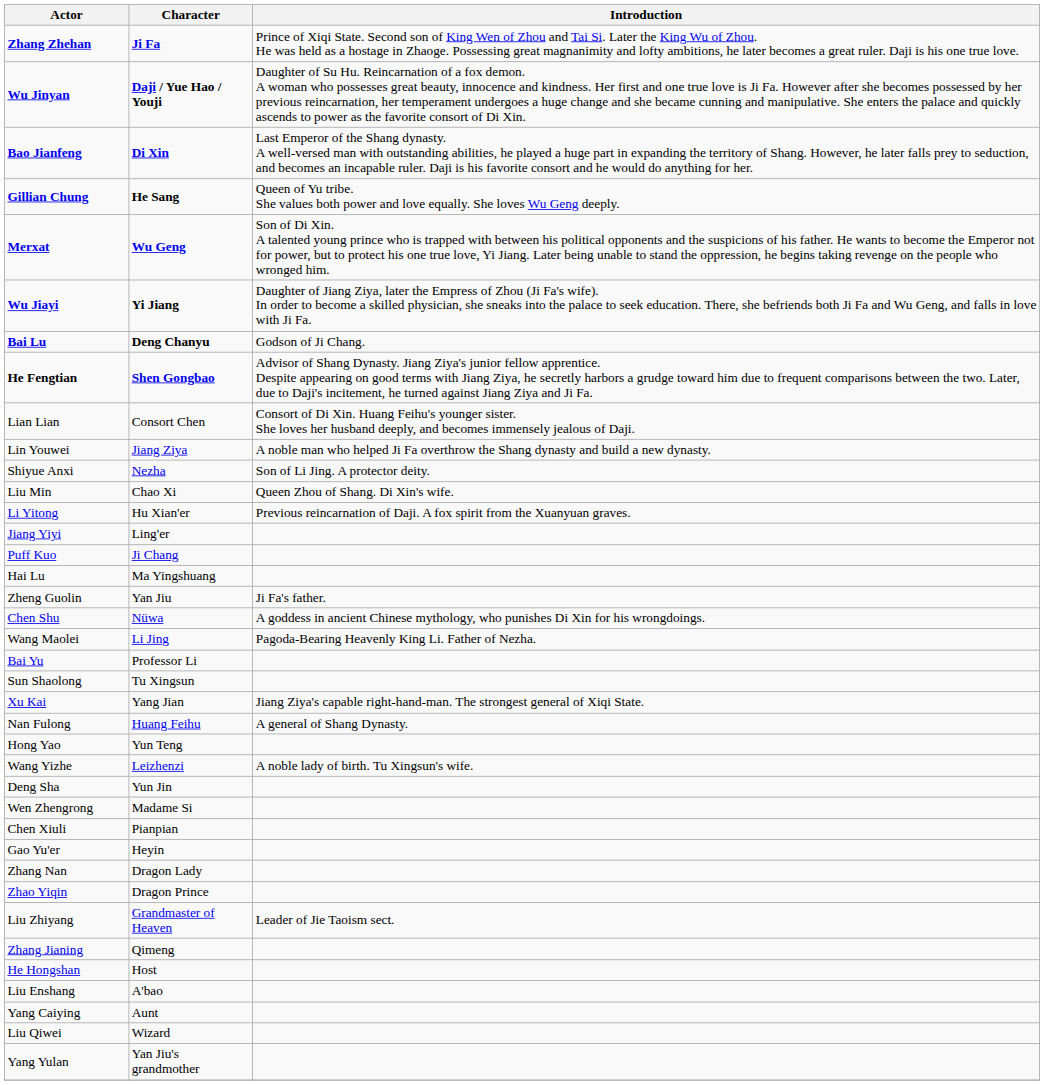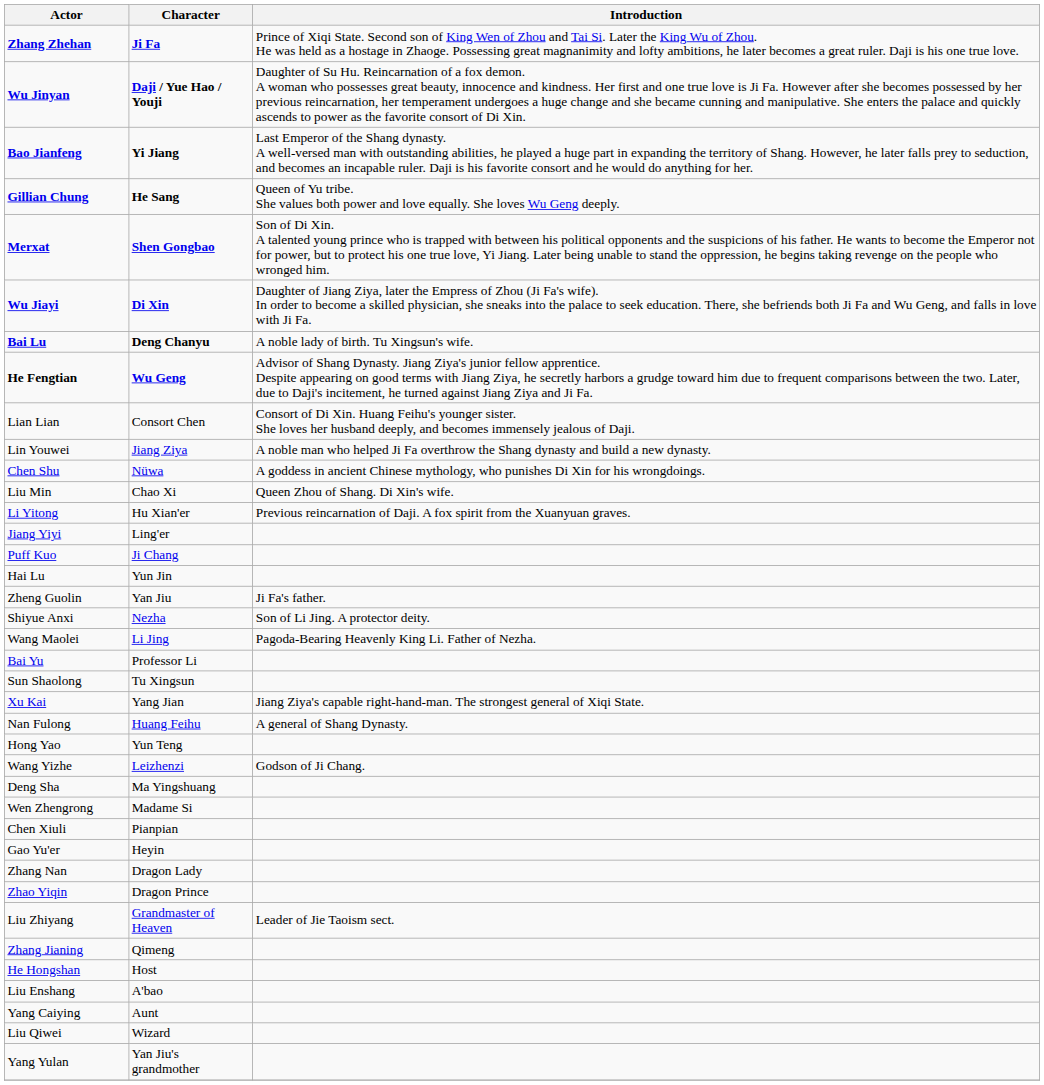(150, 152) Di Xin -> (155, 152) Yi Jiang
(159, 247) Wu Geng -> (173, 247) Shen Gongbao
(155, 305) Yi Jiang -> (150, 305) Di Xin
(310, 341) Godson of Ji Chang. -> (365, 341) A noble lady of birth. Tu Xingsun's wife.
(173, 377) Shen Gongbao -> (159, 377) Wu Geng
rows swapped: (33, 618) <-> (40, 470)
(174, 576) Ma Yingshuang -> (152, 576) Yun Jin
(365, 765) A noble lady of birth. Tu Xingsun's wife. -> (310, 765) Godson of Ji Chang.
(152, 786) Yun Jin -> (174, 786) Ma Yingshuang
